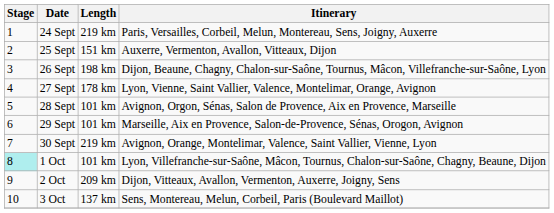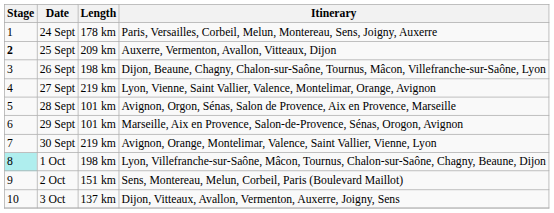(98, 32) 219 km -> (98, 32) 178 km
(10, 50) normal -> (10, 50) bold
(98, 50) 151 km -> (98, 50) 209 km
(98, 87) 178 km -> (98, 87) 219 km
(98, 161) 101 km -> (98, 161) 198 km
(98, 180) 209 km -> (98, 180) 151 km
(261, 180) Dijon, Vitteaux, Avallon, Vermenton, Auxerre, Joigny, Sens -> (262, 180) Sens, Montereau, Melun, Corbeil, Paris (Boulevard Maillot)
(262, 198) Sens, Montereau, Melun, Corbeil, Paris (Boulevard Maillot) -> (261, 198) Dijon, Vitteaux, Avallon, Vermenton, Auxerre, Joigny, Sens
